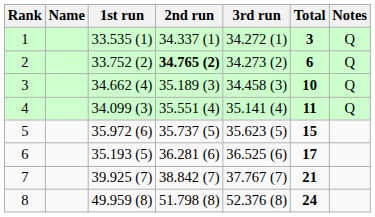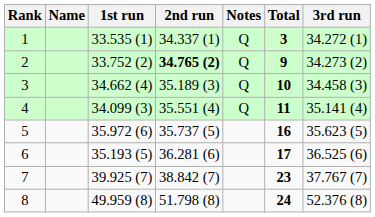columns swapped: (257, 16) <-> (350, 16)
(310, 62) 6 -> (284, 62) 9
(310, 131) 15 -> (284, 131) 16
(310, 177) 21 -> (284, 177) 23
